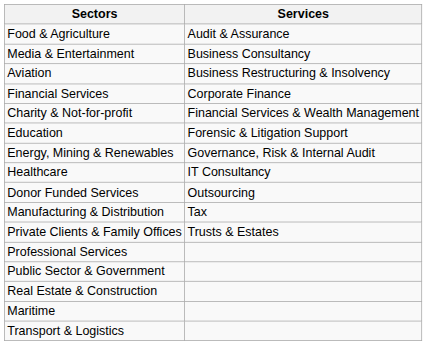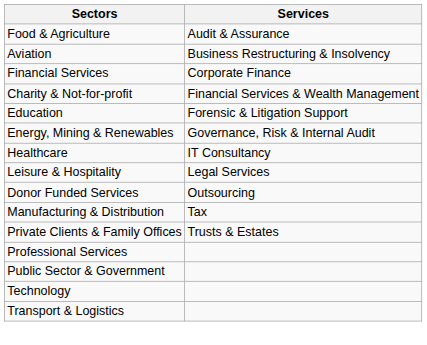- row: (71, 53)
+ row: (64, 172)
- row: (82, 291)
- row: (31, 311)
+ row: (39, 291)
